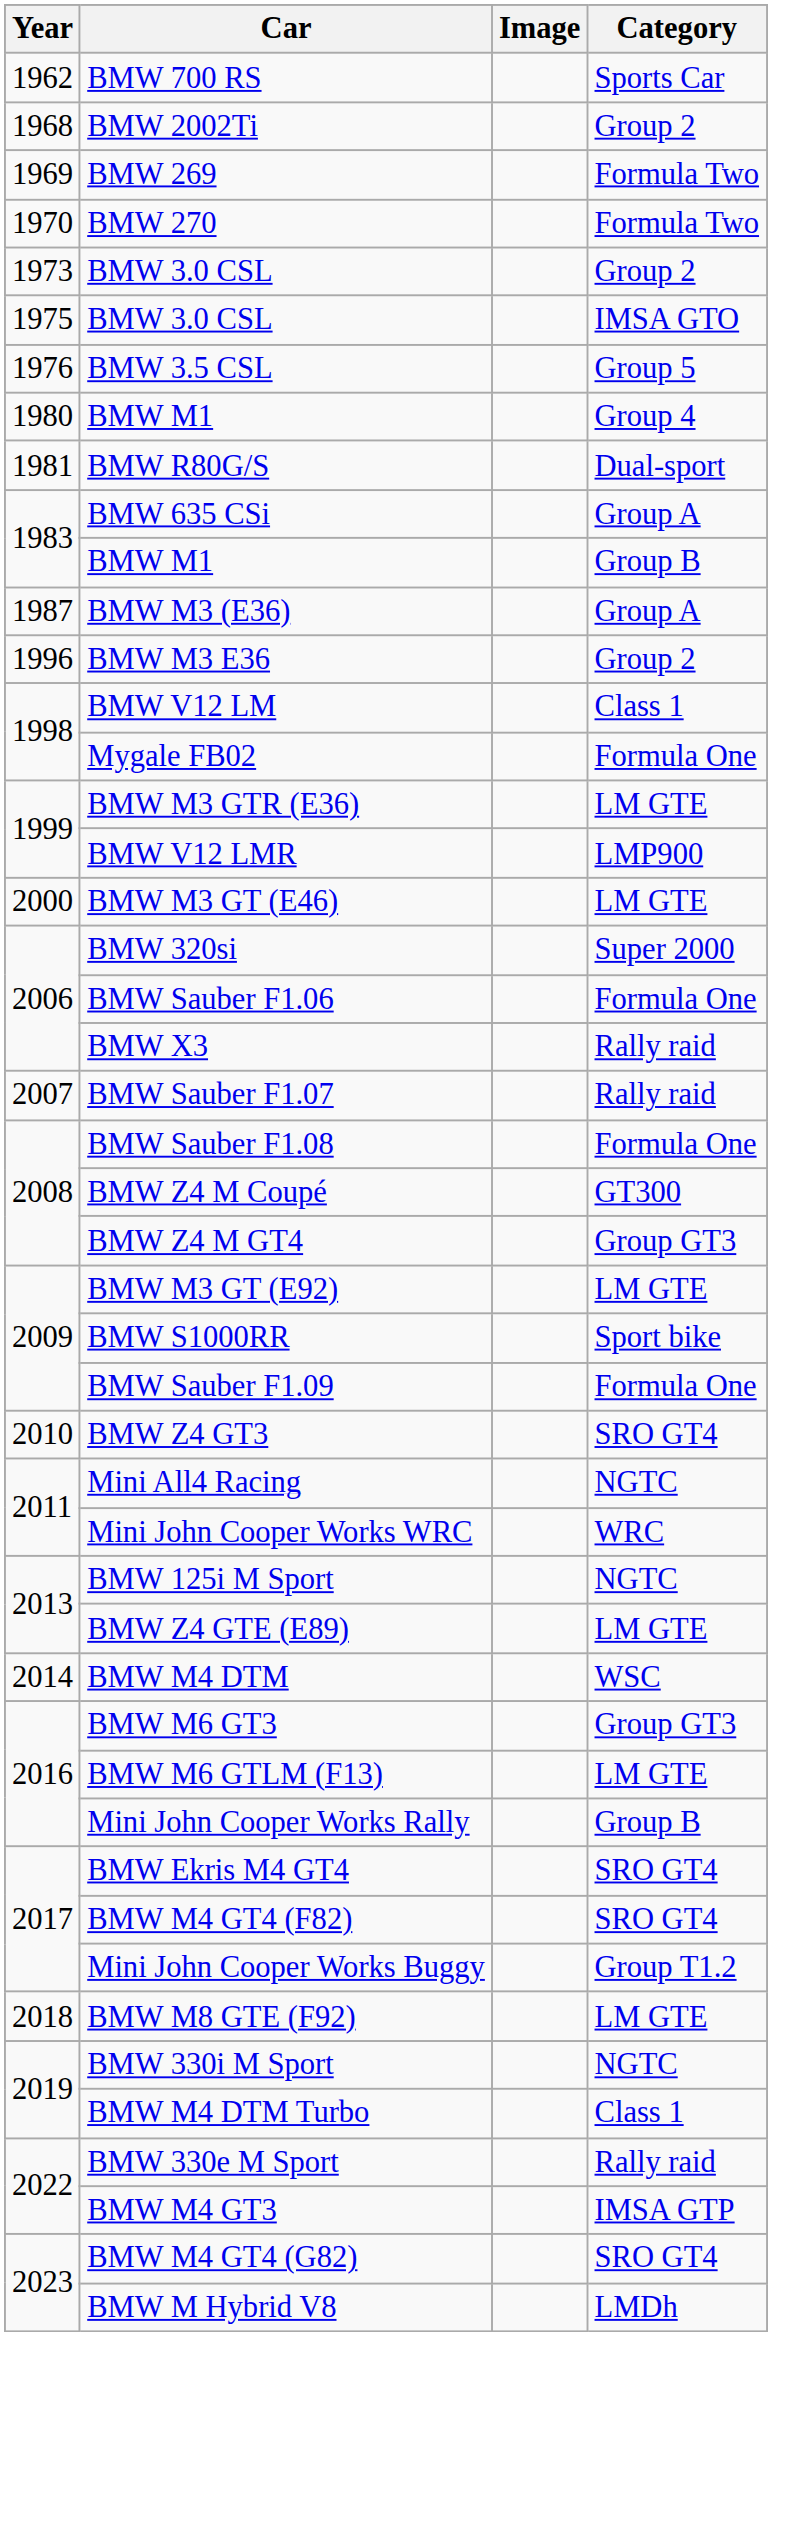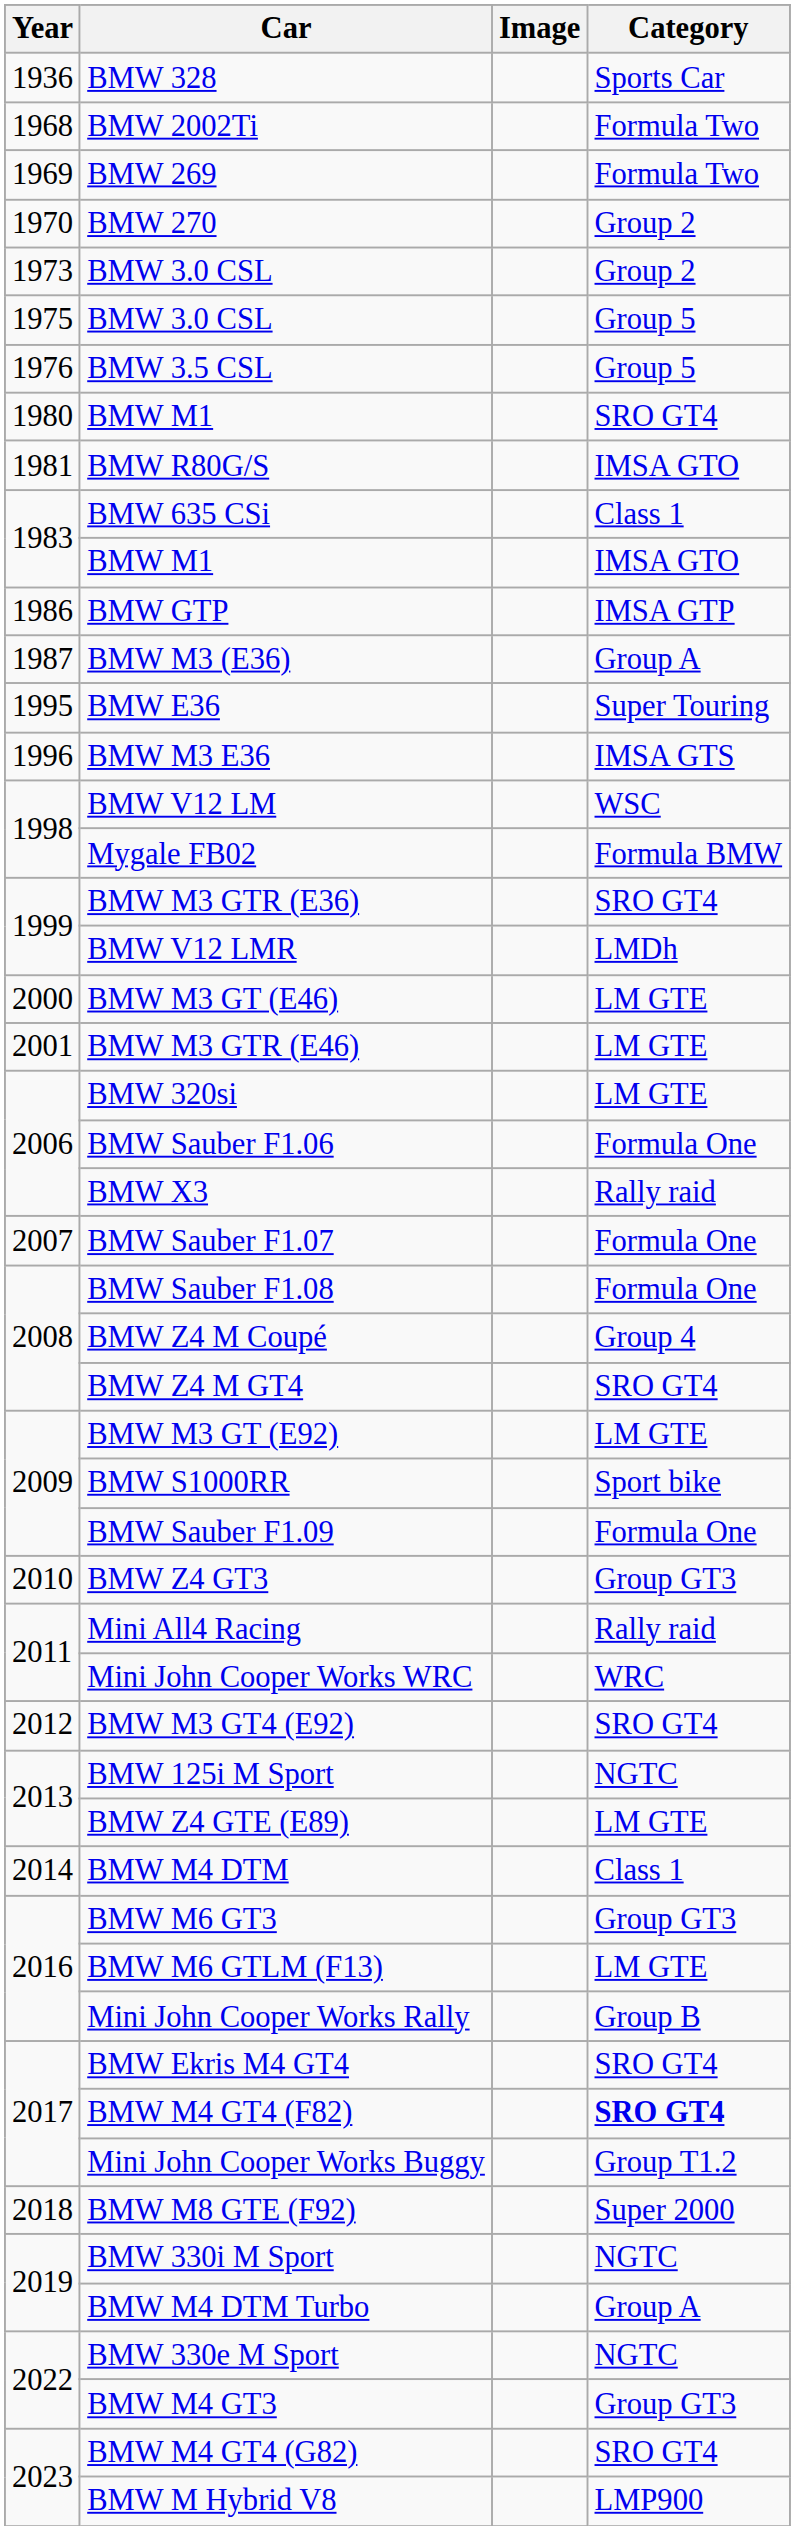+ row: (43, 77)
- row: (43, 77)
(645, 125) Group 2 -> (677, 125) Formula Two
(677, 222) Formula Two -> (645, 222) Group 2
(667, 319) IMSA GTO -> (645, 319) Group 5
(645, 416) Group 4 -> (656, 416) SRO GT4
(660, 464) Dual-sport -> (667, 464) IMSA GTO
(648, 513) Group A -> (639, 513) Class 1
(648, 561) Group B -> (667, 561) IMSA GTO
+ row: (43, 610)
+ row: (43, 707)
(645, 658) Group 2 -> (665, 755) IMSA GTS
(639, 707) Class 1 -> (628, 804) WSC
(676, 755) Formula One -> (688, 852) Formula BMW
(651, 804) LM GTE -> (656, 901) SRO GT4
(649, 852) LMP900 -> (636, 949) LMDh
+ row: (43, 1046)
(665, 949) Super 2000 -> (651, 1094) LM GTE
(655, 1094) Rally raid -> (676, 1240) Formula One
(638, 1191) GT300 -> (645, 1337) Group 4
(665, 1240) Group GT3 -> (656, 1385) SRO GT4
(656, 1434) SRO GT4 -> (665, 1579) Group GT3
(636, 1482) NGTC -> (655, 1628) Rally raid
+ row: (43, 1725)
(628, 1676) WSC -> (639, 1870) Class 1
(656, 1918) normal -> (659, 2112) bold
(651, 2015) LM GTE -> (665, 2209) Super 2000
(639, 2112) Class 1 -> (648, 2306) Group A
(655, 2161) Rally raid -> (636, 2355) NGTC
(665, 2209) IMSA GTP -> (665, 2403) Group GT3
(636, 2306) LMDh -> (649, 2500) LMP900
